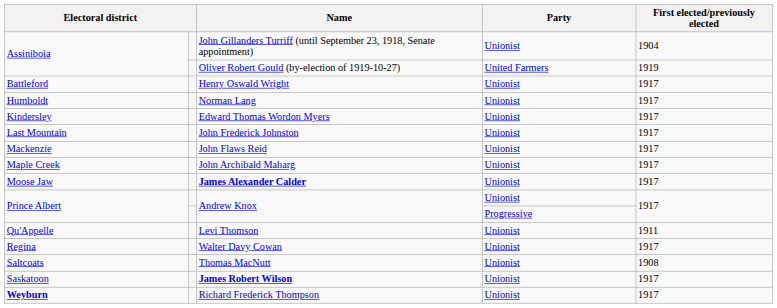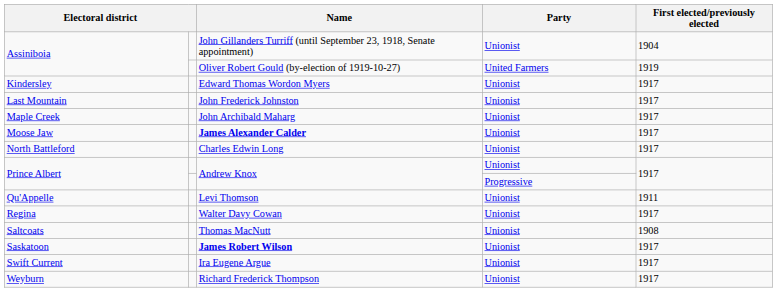- row: (244, 84)
- row: (227, 100)
- row: (233, 149)
+ row: (241, 149)
+ row: (235, 263)
(27, 295) bold -> (25, 279) normal
